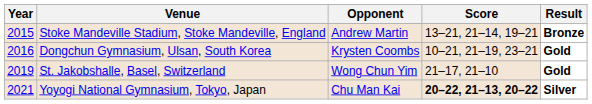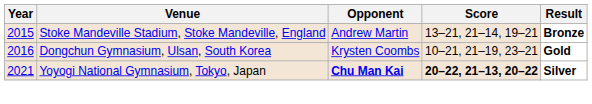- row: (132, 71)
(366, 90) normal -> (367, 71) bold
